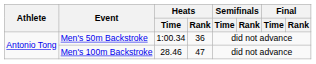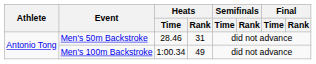(171, 39) 1:00.34 -> (171, 39) 28.46
(200, 39) 36 -> (200, 39) 31
(171, 52) 28.46 -> (171, 52) 1:00.34
(200, 52) 47 -> (200, 52) 49
